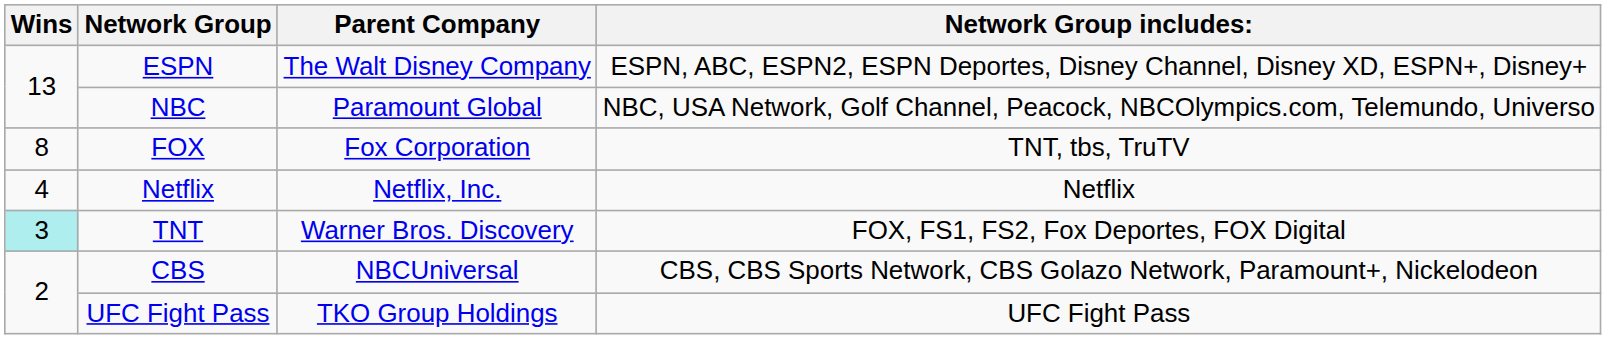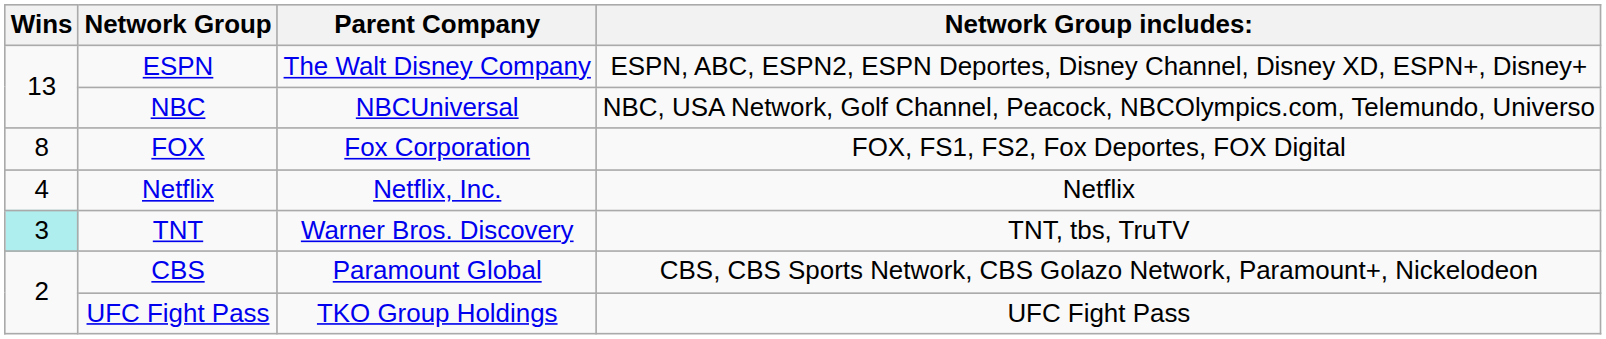(437, 107) Paramount Global -> (437, 107) NBCUniversal
(1099, 148) TNT, tbs, TruTV -> (1099, 148) FOX, FS1, FS2, Fox Deportes, FOX Digital
(1099, 230) FOX, FS1, FS2, Fox Deportes, FOX Digital -> (1099, 230) TNT, tbs, TruTV
(437, 271) NBCUniversal -> (437, 271) Paramount Global
